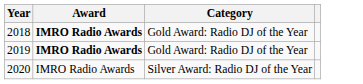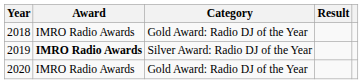+ column: (333, 13)
(89, 32) bold -> (85, 32) normal
(227, 50) Gold Award: Radio DJ of the Year -> (230, 50) Silver Award: Radio DJ of the Year
(230, 69) Silver Award: Radio DJ of the Year -> (227, 69) Gold Award: Radio DJ of the Year
